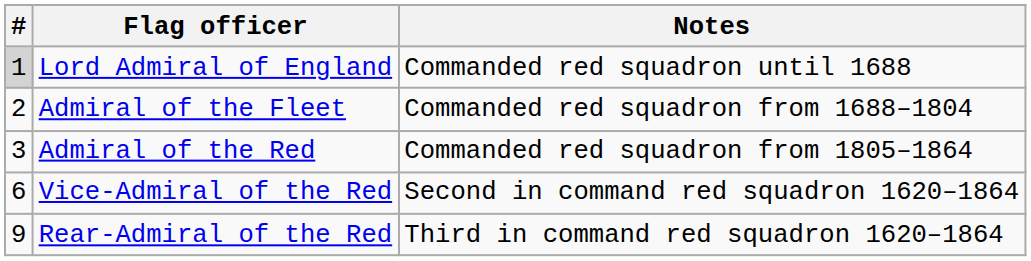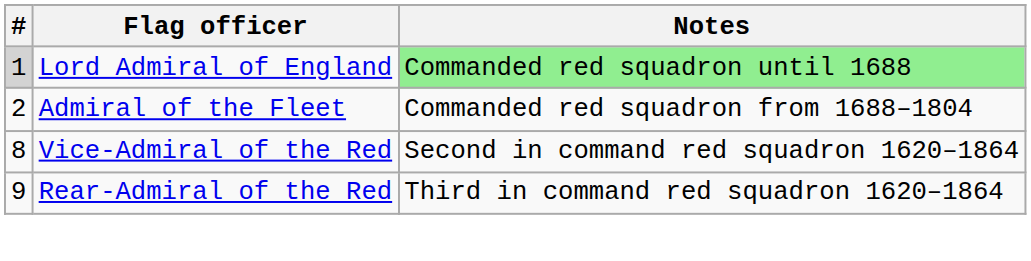(658, 68) no background -> (658, 68) lightgreen background
- row: (177, 151)
(19, 193) 6 -> (19, 151) 8
